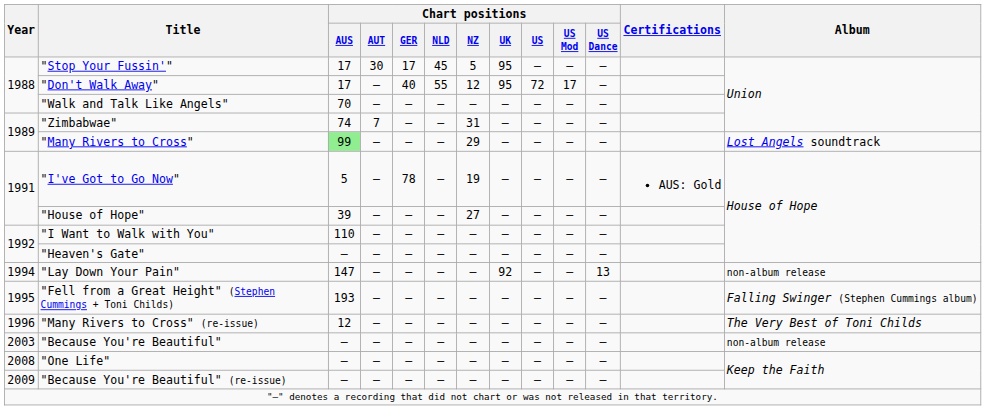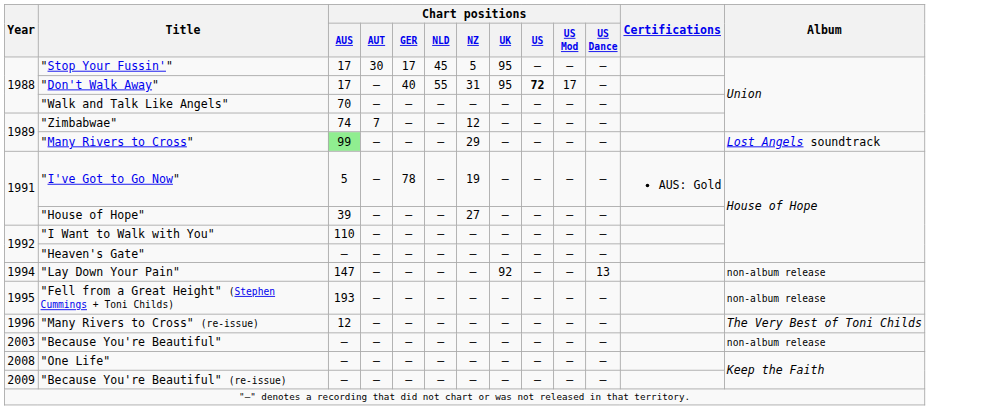(473, 85) 12 -> (473, 85) 31
(537, 85) normal -> (537, 85) bold
(473, 123) 31 -> (473, 123) 12
(852, 298) Falling Swinger (Stephen Cummings album) -> (776, 299) non-album release
